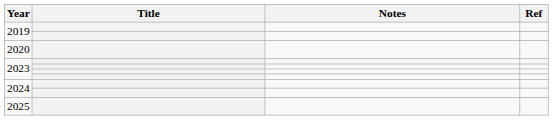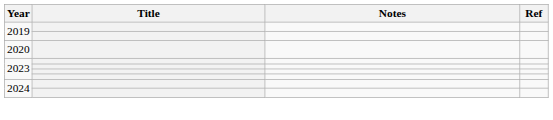- row: (18, 106)
